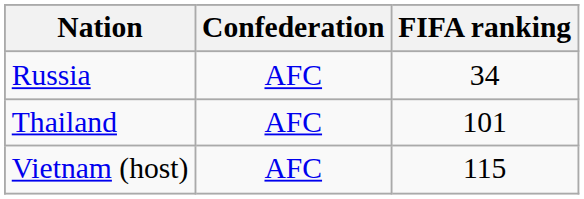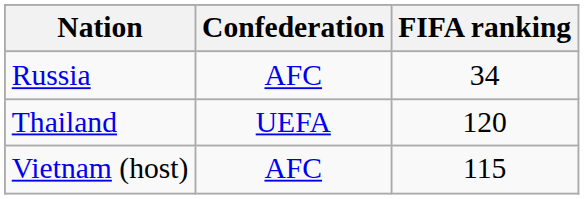(293, 121) AFC -> (293, 121) UEFA
(485, 121) 101 -> (485, 121) 120
